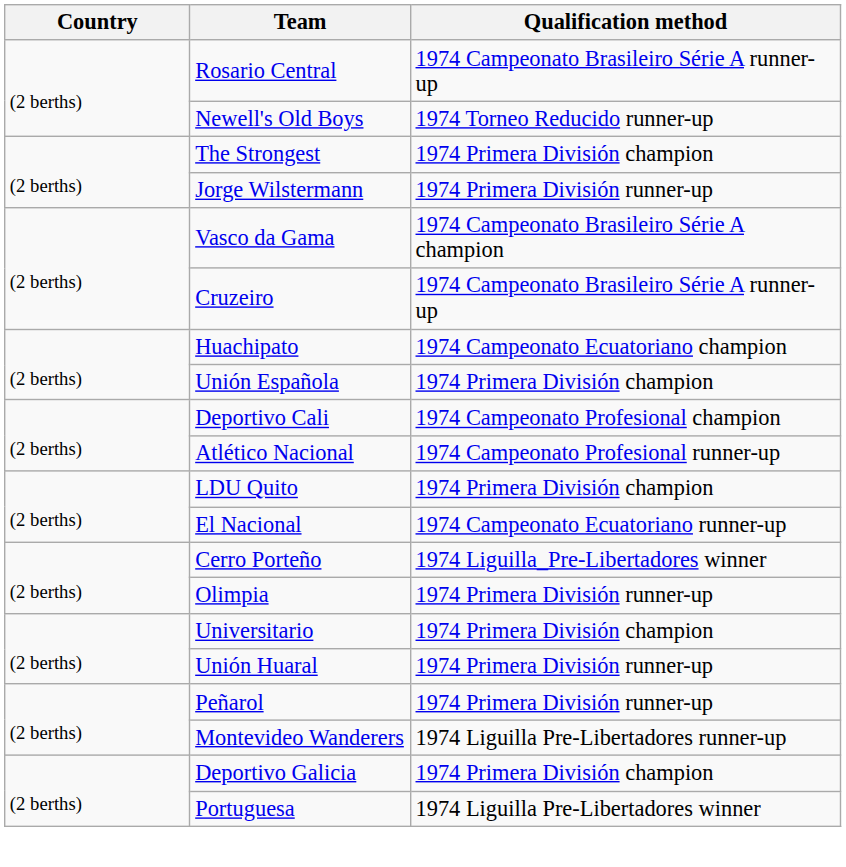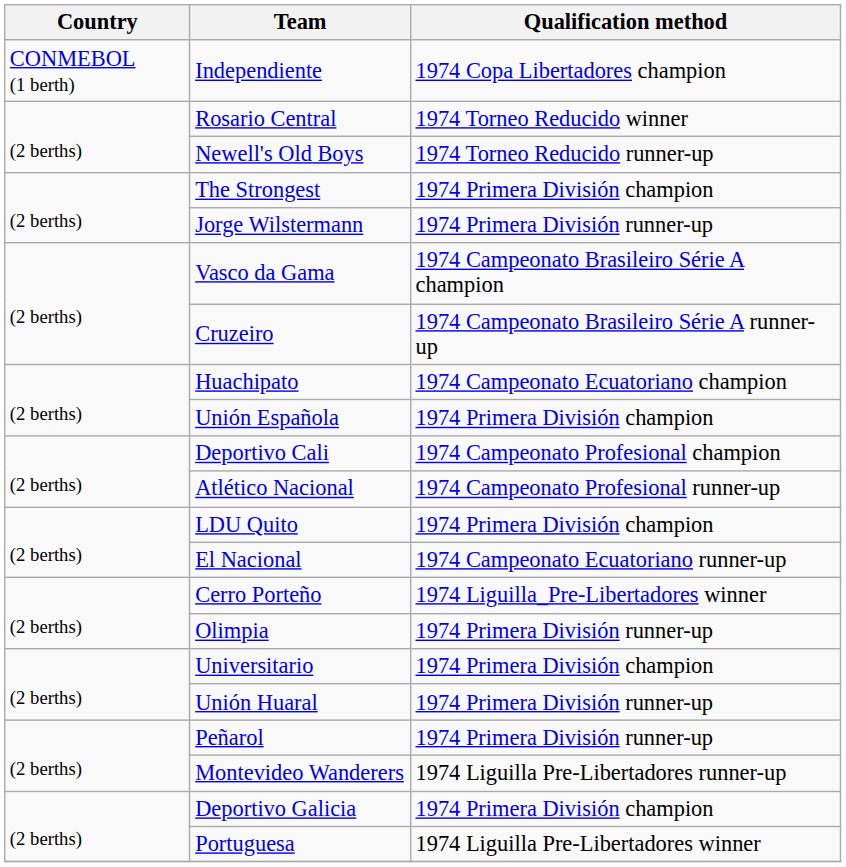+ row: (259, 70)
(615, 70) 1974 Campeonato Brasileiro Série A runner-up -> (552, 118) 1974 Torneo Reducido winner
